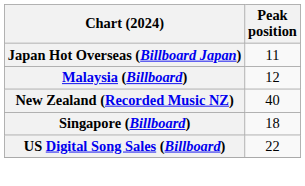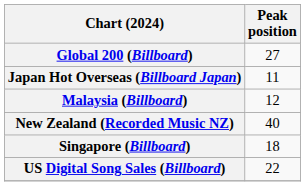+ row: (125, 54)
